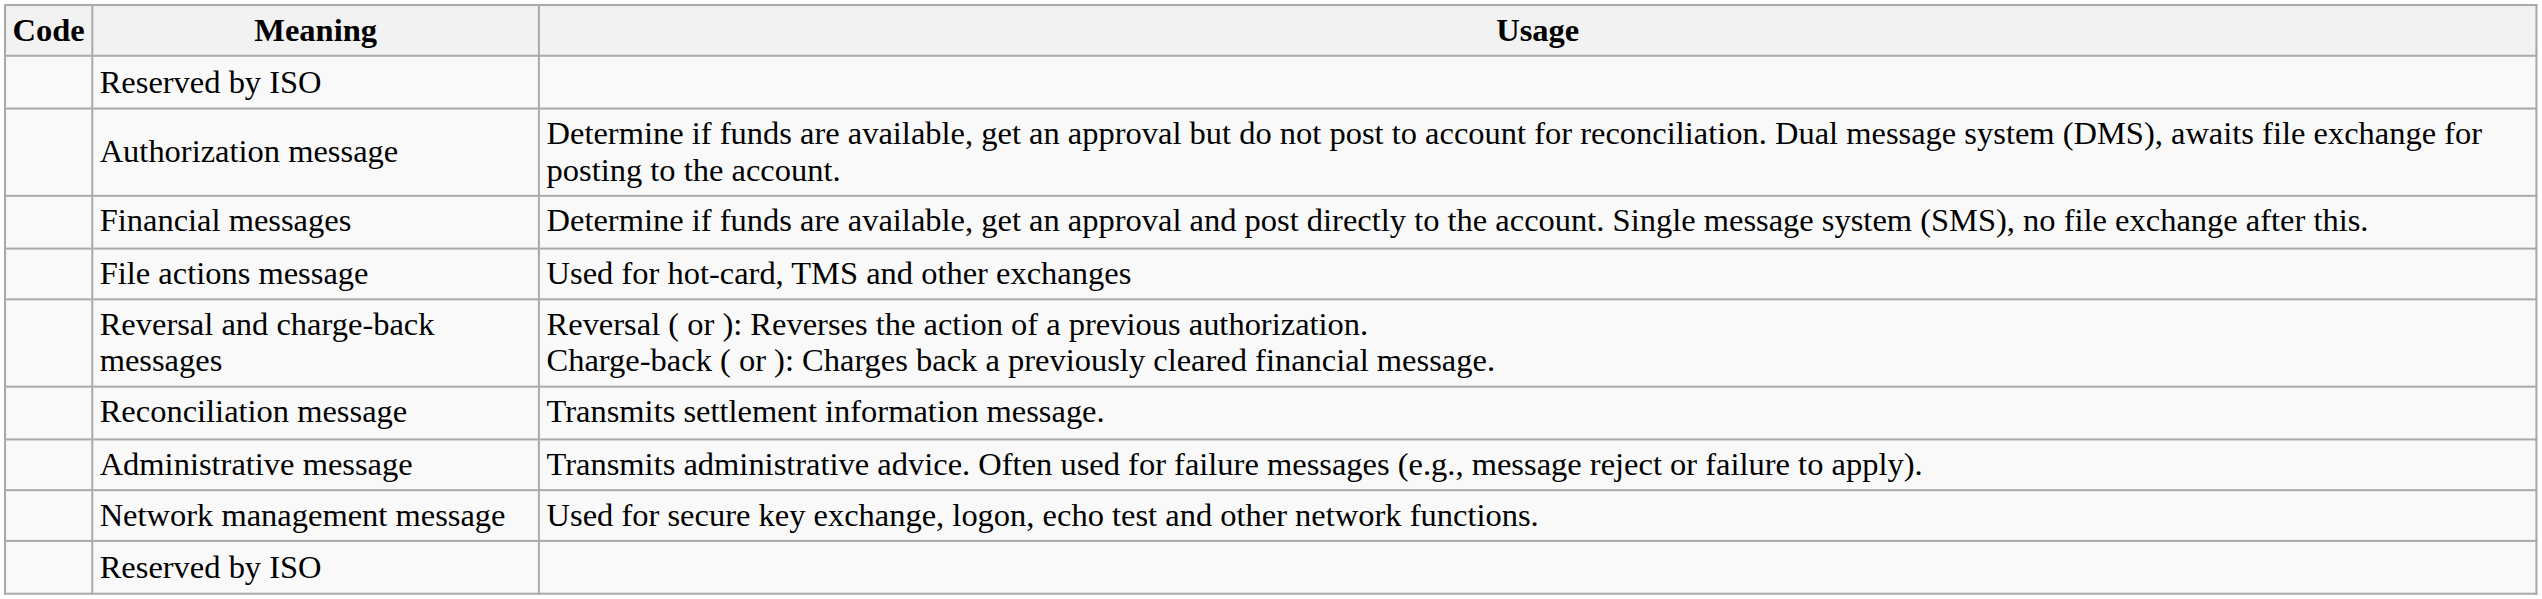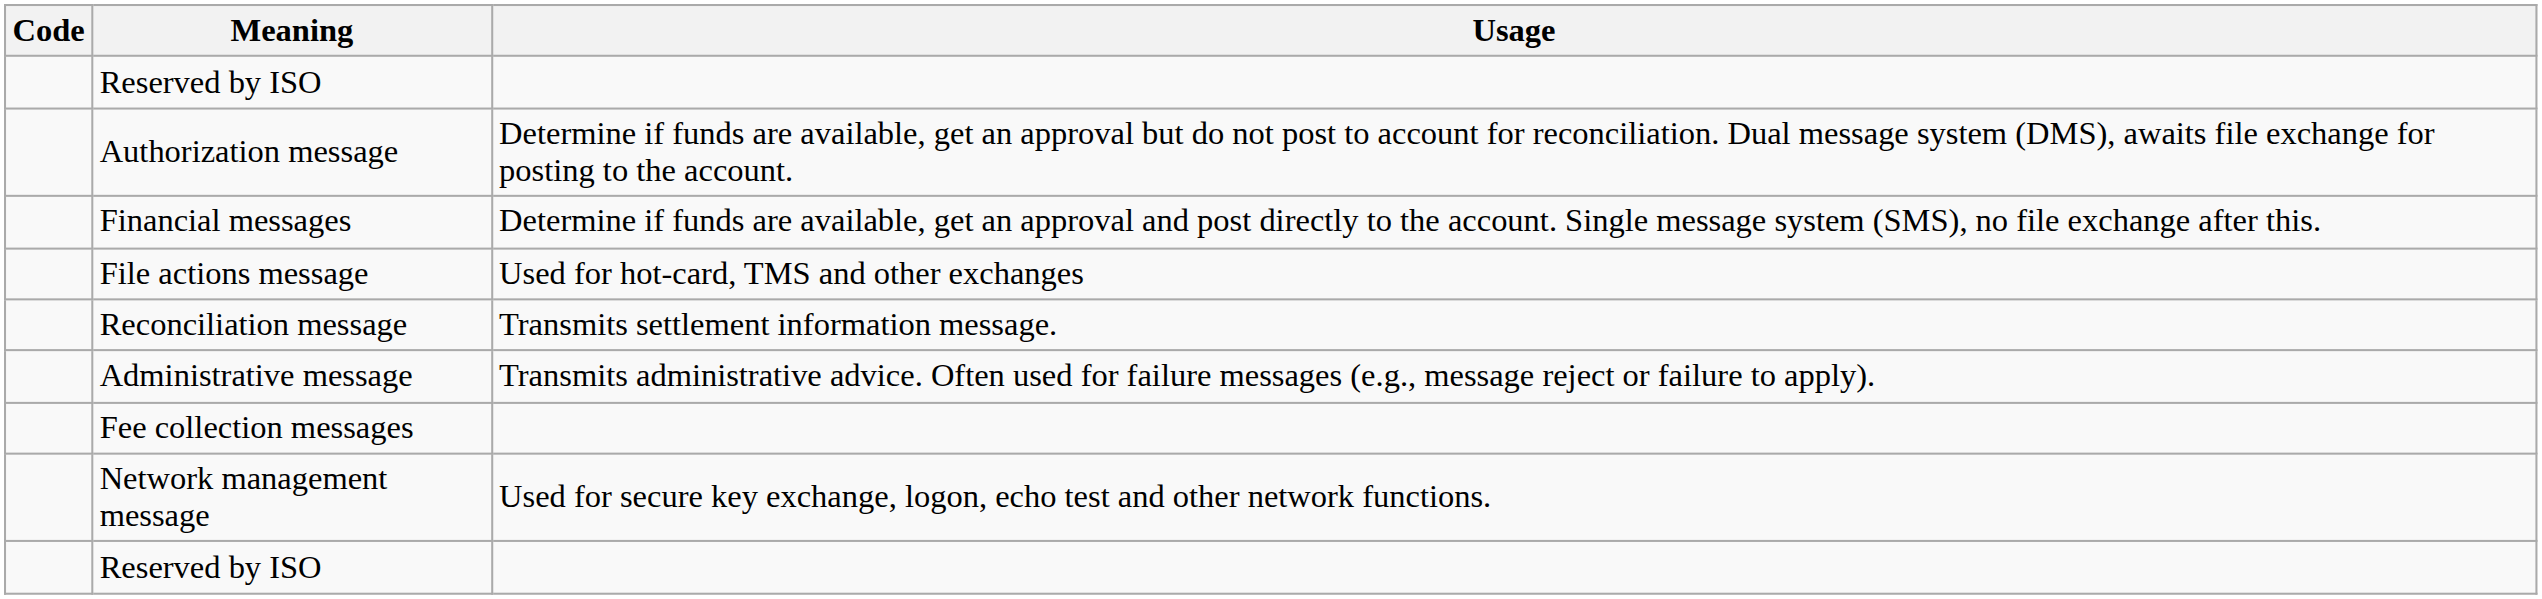- row: (267, 342)
+ row: (257, 427)
